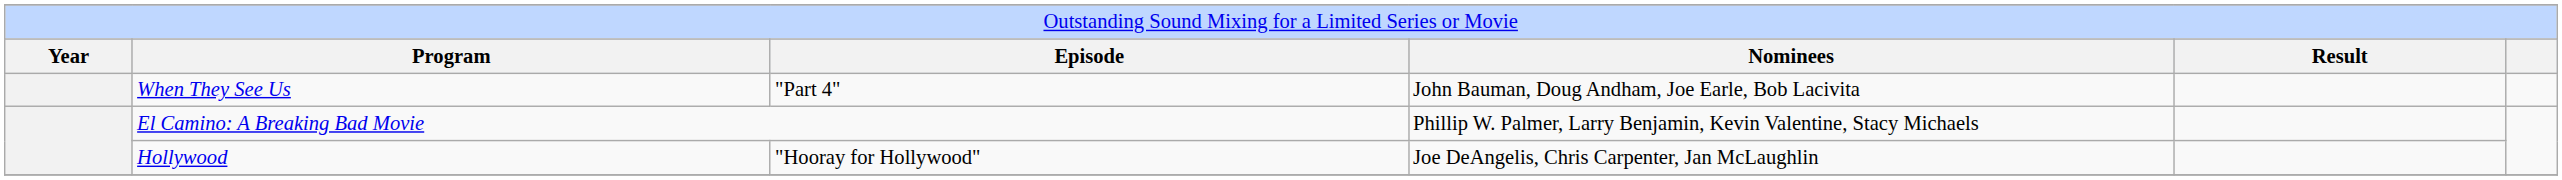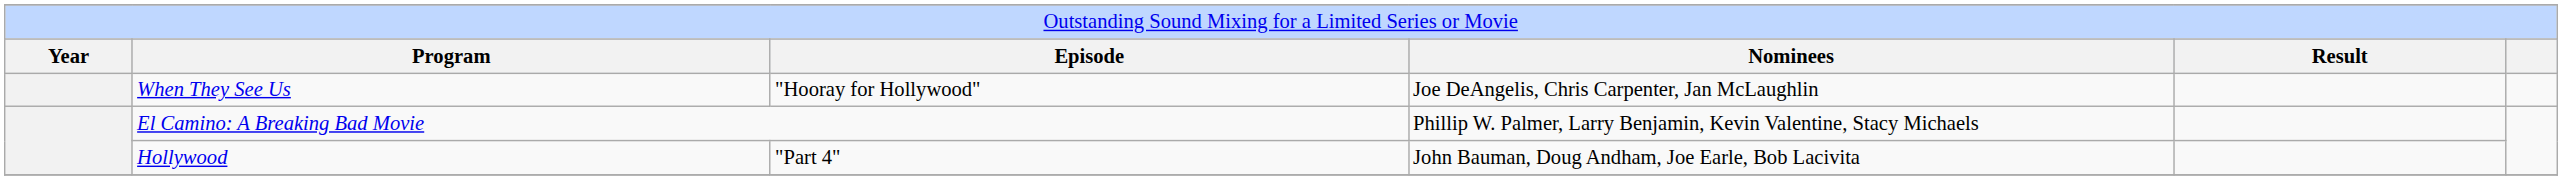(808, 89) "Part 4" -> (878, 89) "Hooray for Hollywood"
(1637, 89) John Bauman, Doug Andham, Joe Earle, Bob Lacivita -> (1616, 89) Joe DeAngelis, Chris Carpenter, Jan McLaughlin
(878, 157) "Hooray for Hollywood" -> (808, 157) "Part 4"
(1616, 157) Joe DeAngelis, Chris Carpenter, Jan McLaughlin -> (1637, 157) John Bauman, Doug Andham, Joe Earle, Bob Lacivita
